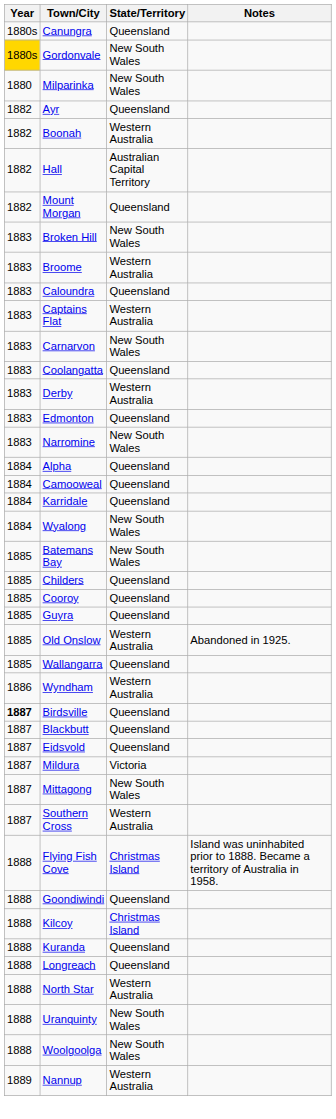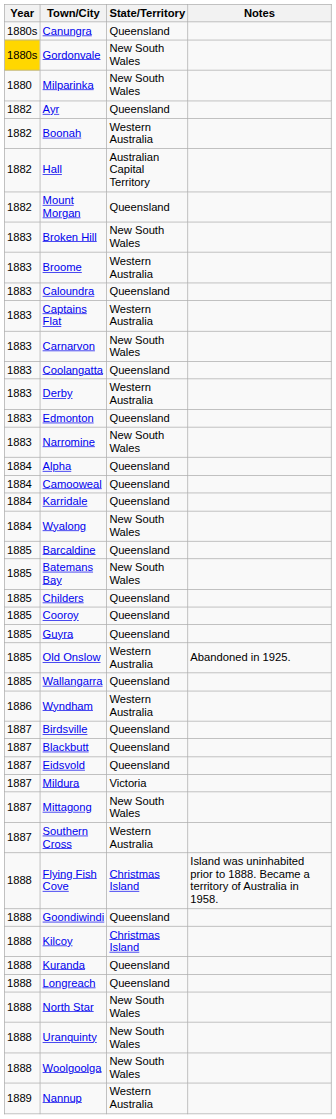+ row: (69, 550)
(19, 712) bold -> (19, 730) normal
(131, 989) Western Australia -> (137, 1007) New South Wales
